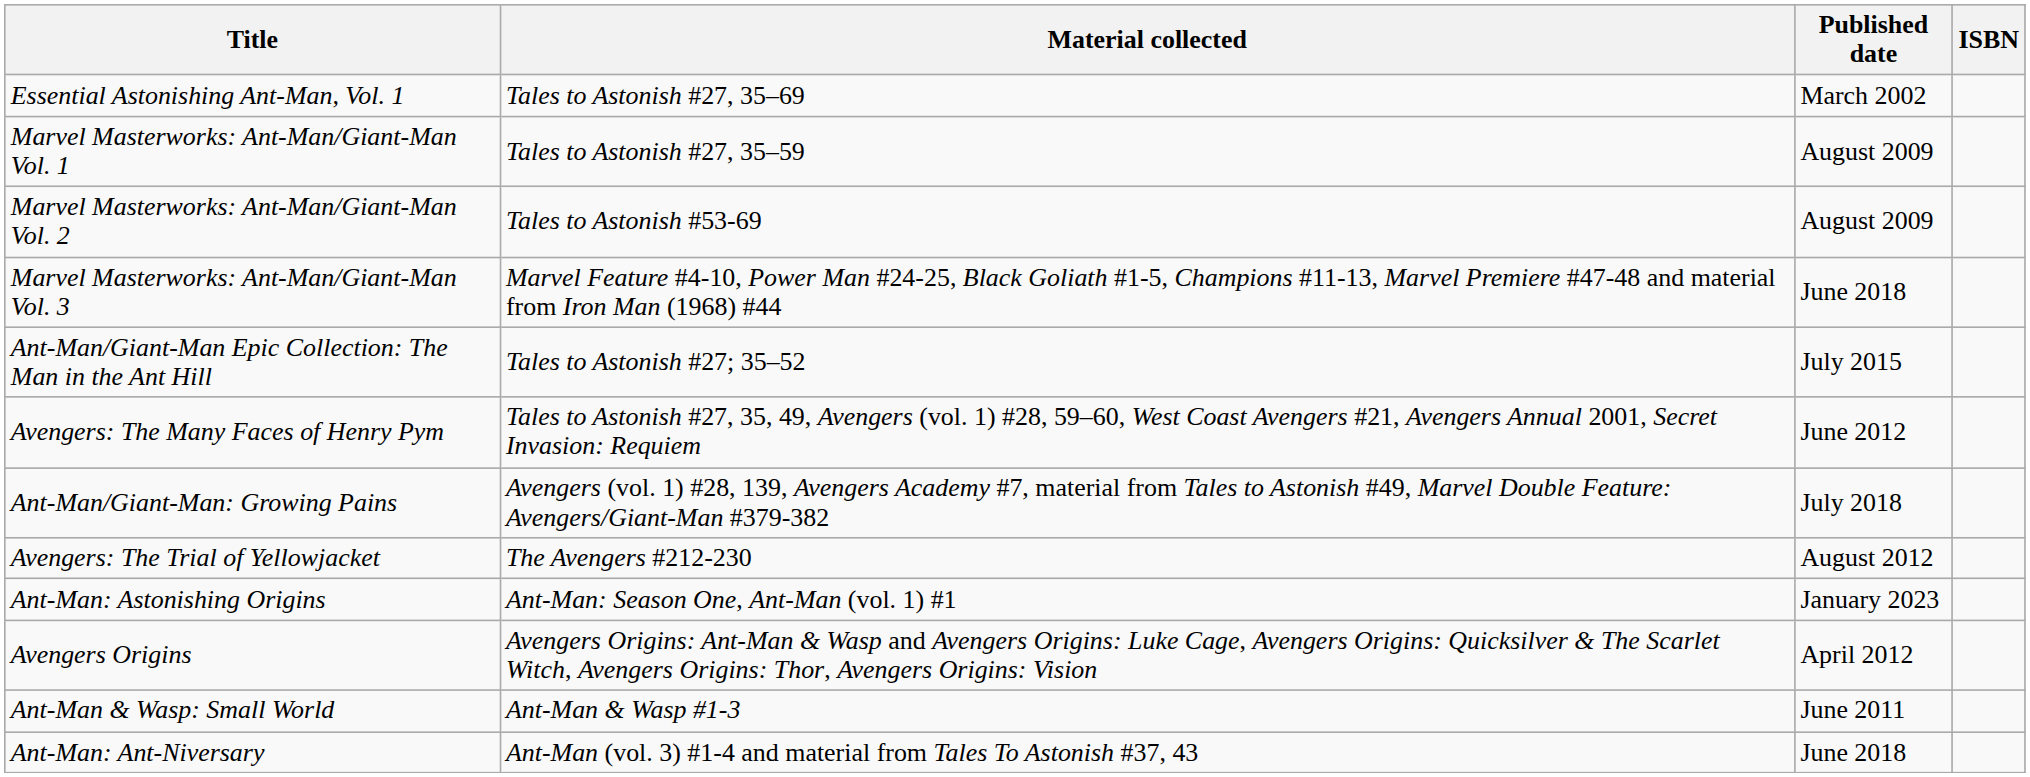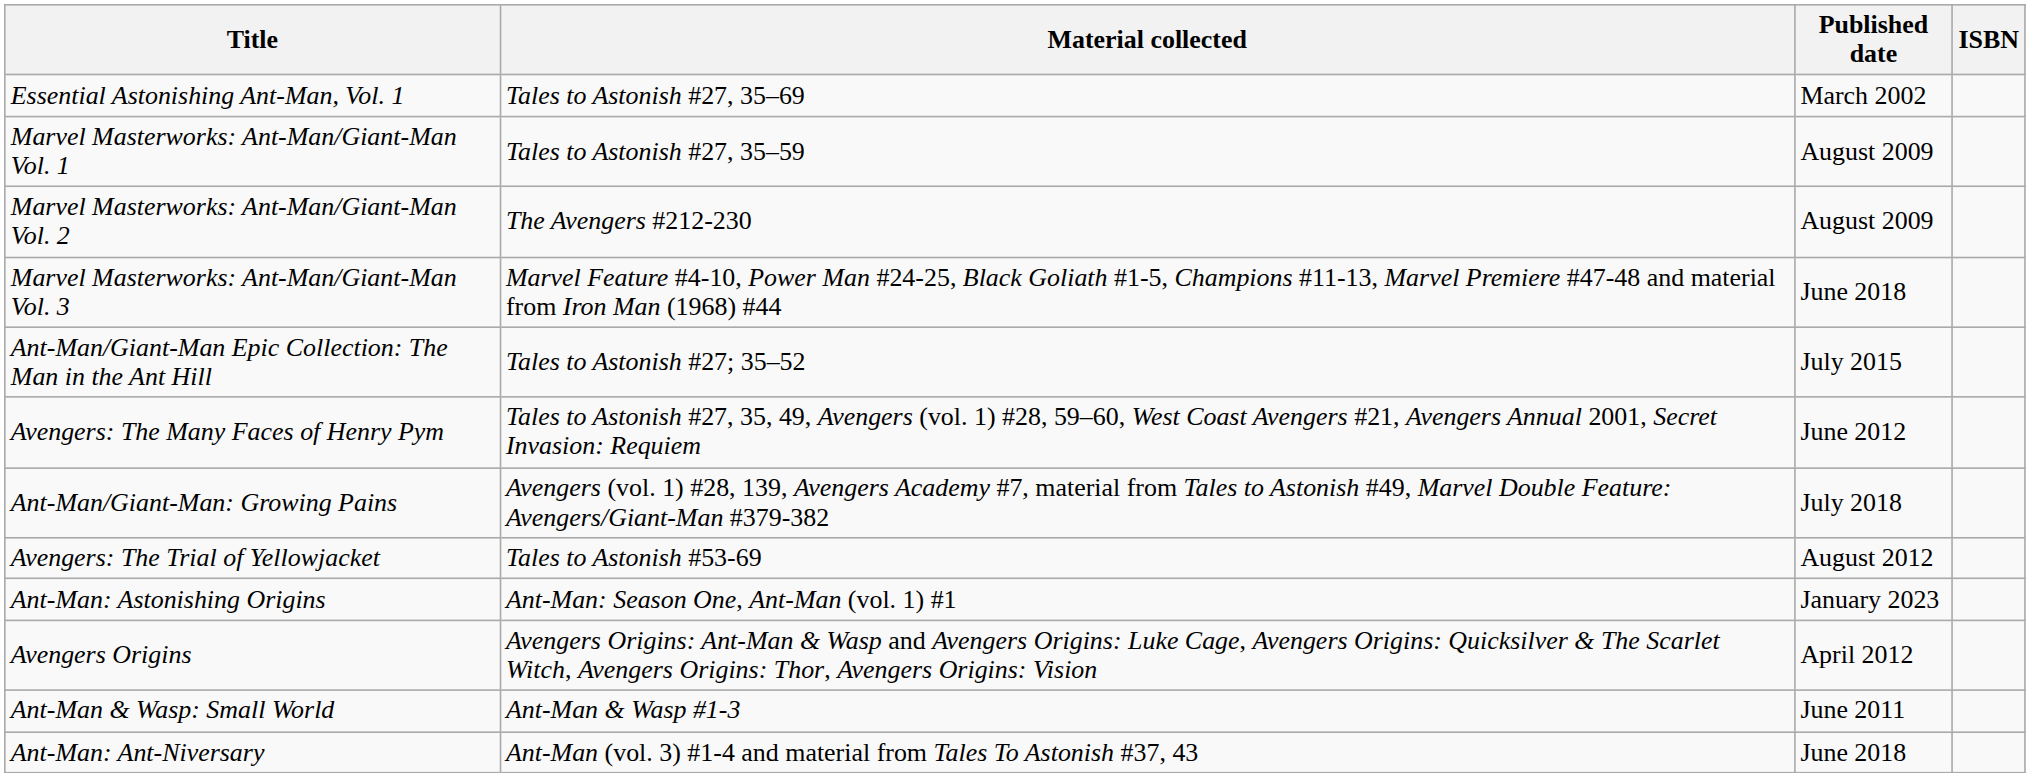(634, 221) Tales to Astonish #53-69 -> (629, 221) The Avengers #212-230
(629, 558) The Avengers #212-230 -> (634, 558) Tales to Astonish #53-69
